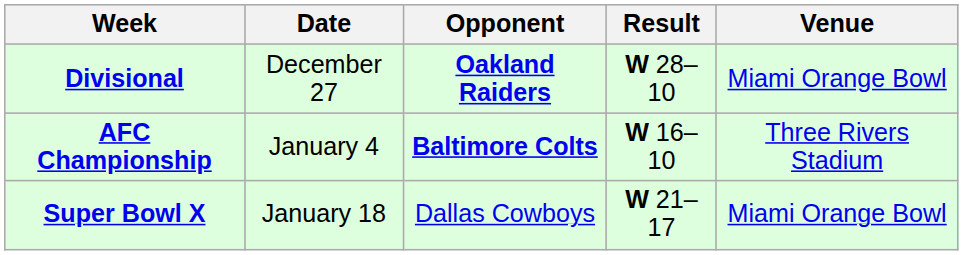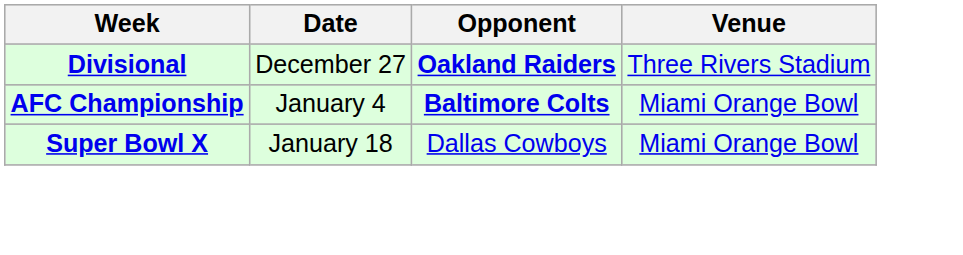- column: (661, 24)
(837, 78) Miami Orange Bowl -> (749, 64) Three Rivers Stadium
(837, 146) Three Rivers Stadium -> (749, 104) Miami Orange Bowl
